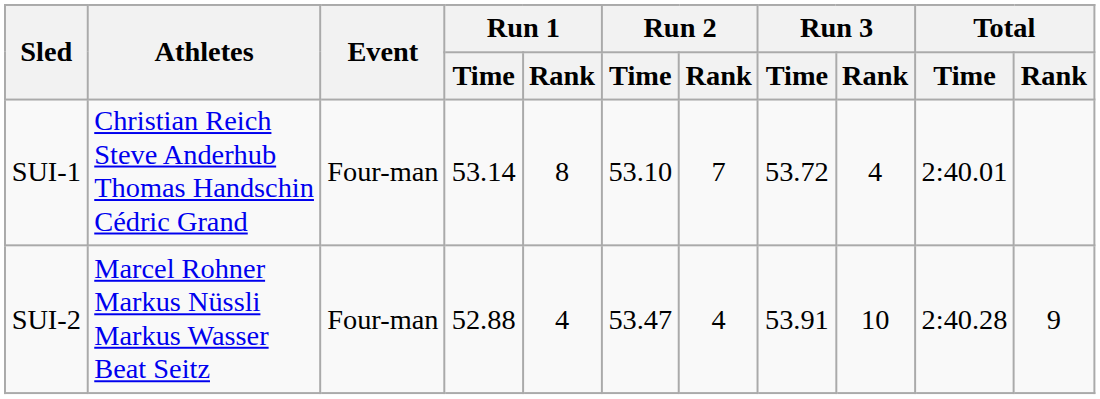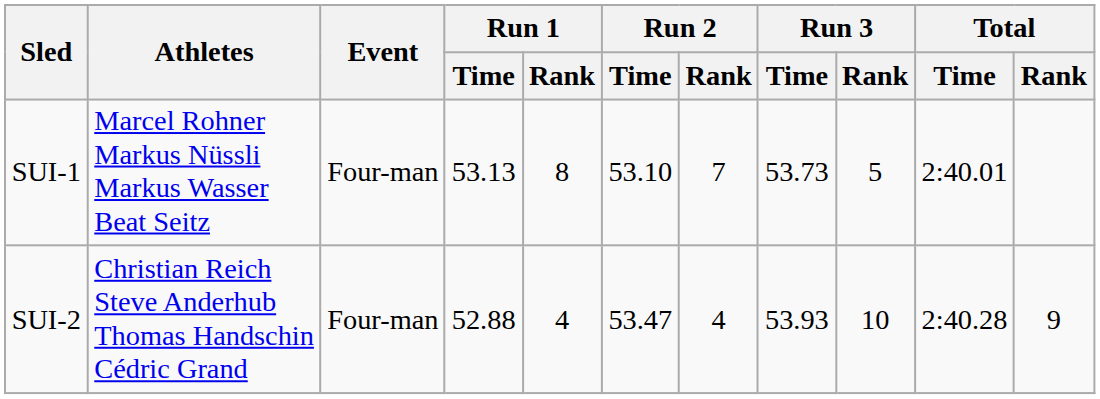(204, 172) Christian Reich Steve Anderhub Thomas Handschin Cédric Grand -> (181, 172) Marcel Rohner Markus Nüssli Markus Wasser Beat Seitz
(484, 172) 53.14 -> (484, 172) 53.13
(797, 172) 53.72 -> (797, 172) 53.73
(875, 172) 4 -> (875, 172) 5
(181, 319) Marcel Rohner Markus Nüssli Markus Wasser Beat Seitz -> (204, 319) Christian Reich Steve Anderhub Thomas Handschin Cédric Grand
(797, 319) 53.91 -> (797, 319) 53.93
